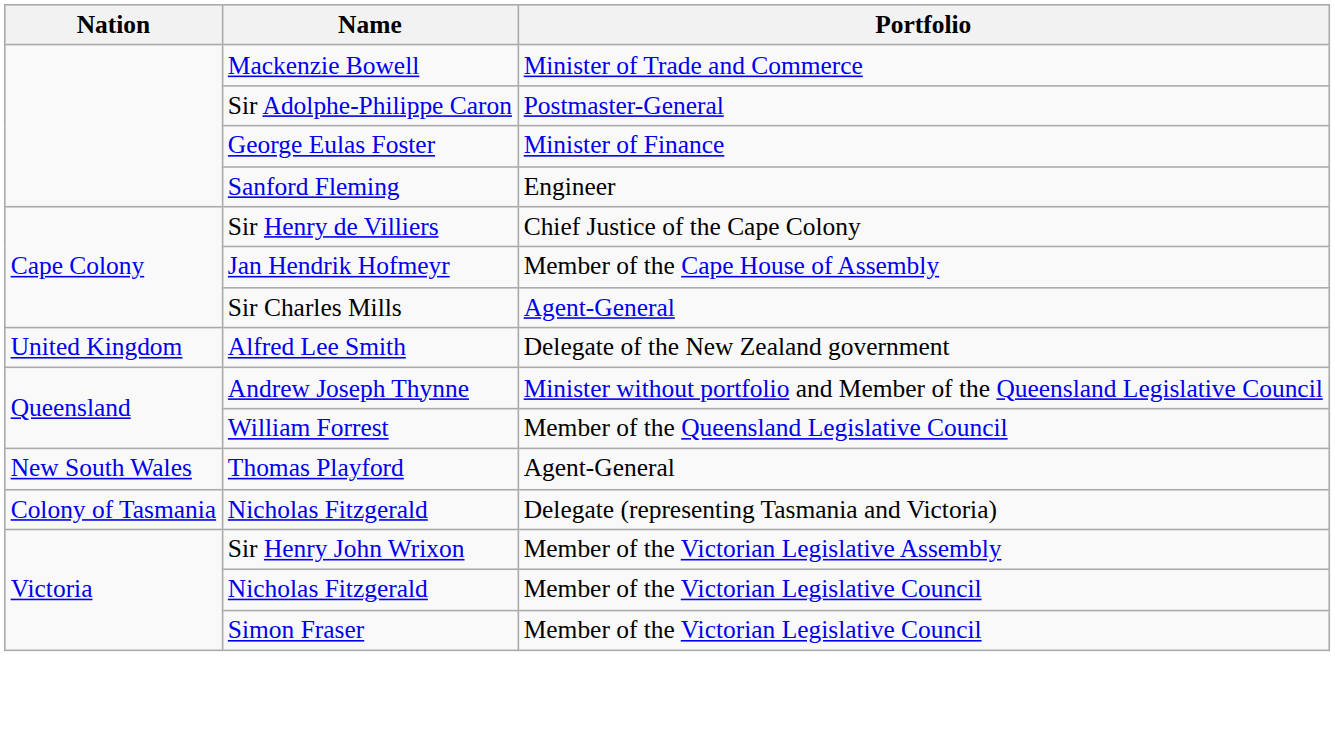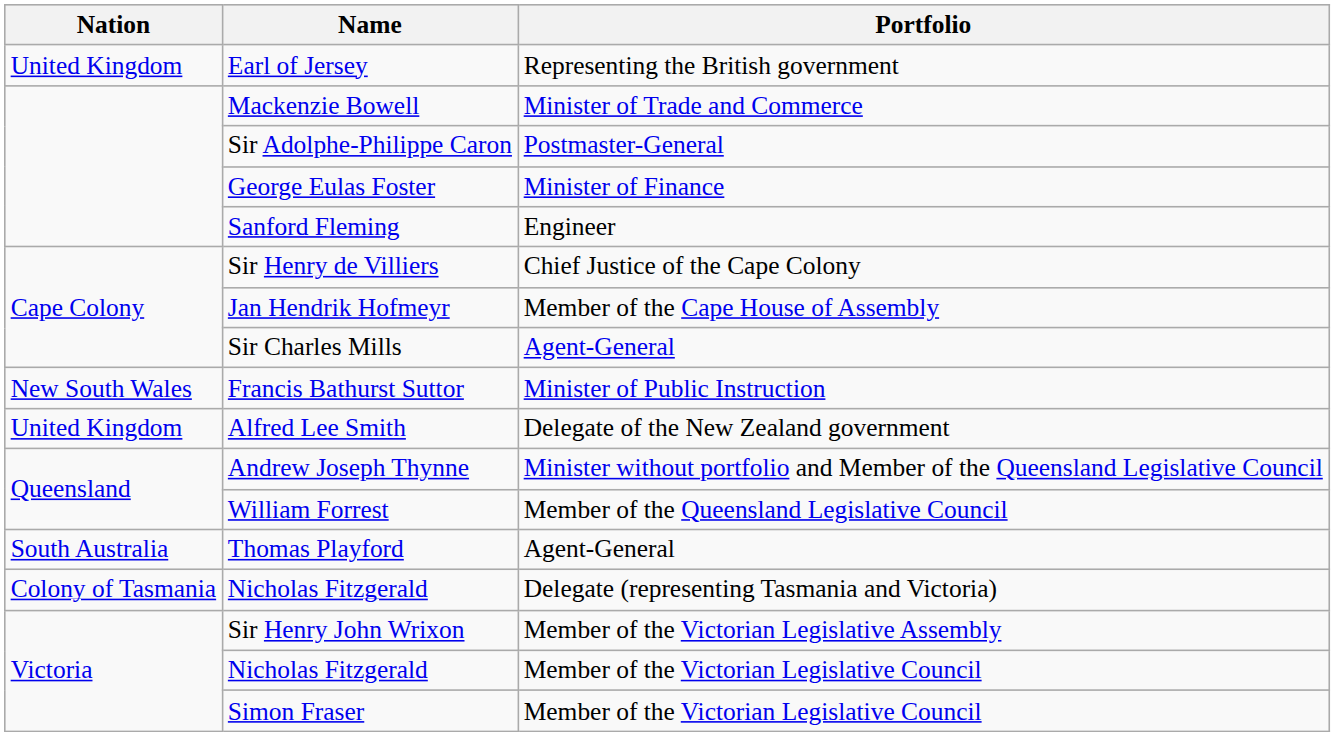+ row: (298, 65)
+ row: (346, 387)
(101, 468) New South Wales -> (89, 549) South Australia
